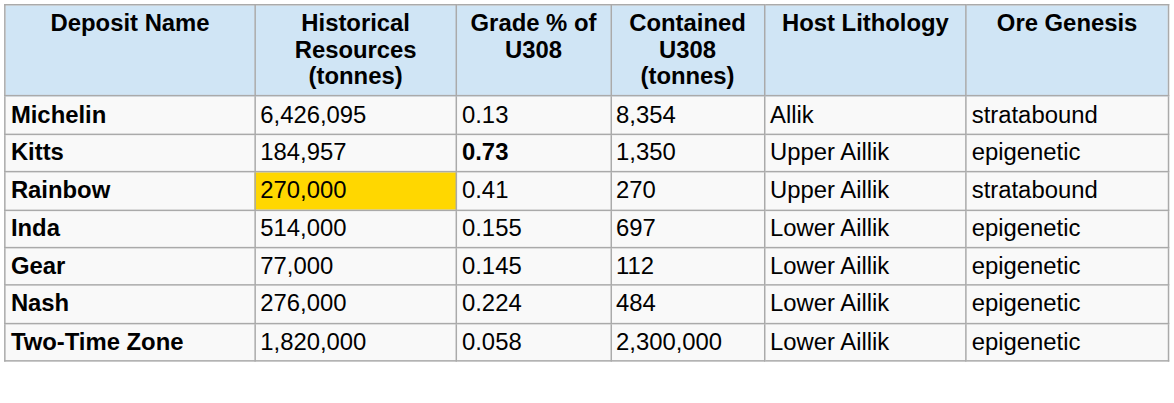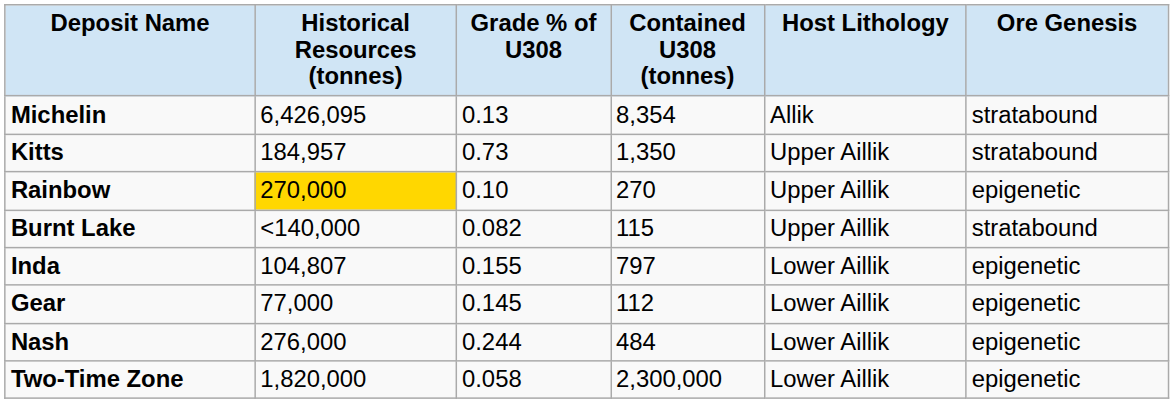(485, 152) bold -> (485, 152) normal
(1026, 152) epigenetic -> (1035, 152) stratabound
(485, 190) 0.41 -> (485, 190) 0.10
(1035, 190) stratabound -> (1026, 190) epigenetic
+ row: (73, 228)
(303, 228) 514,000 -> (303, 266) 104,807
(636, 228) 697 -> (636, 266) 797
(492, 303) 0.224 -> (492, 341) 0.244
